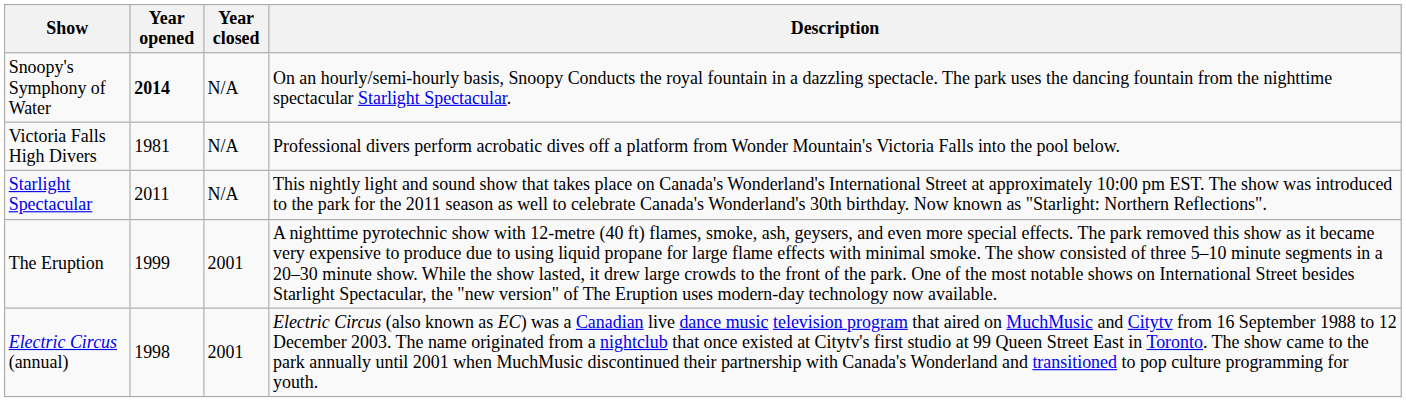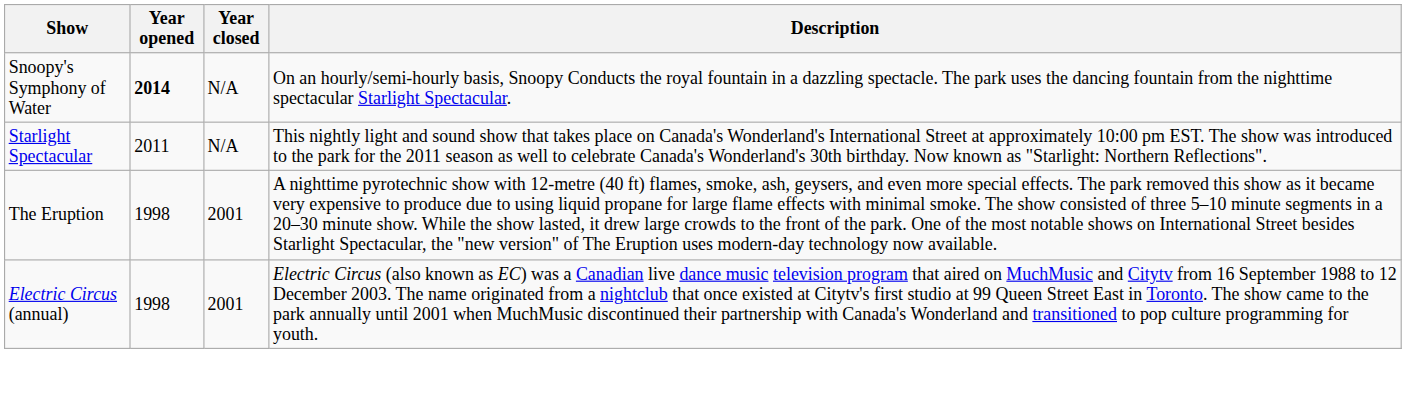- row: (57, 146)
(152, 263) 1999 -> (152, 214) 1998
